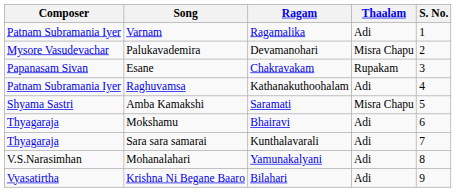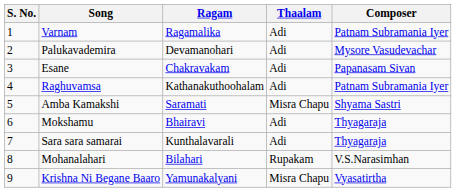columns swapped: (434, 13) <-> (64, 13)
(384, 50) Misra Chapu -> (278, 50) Adi
(376, 68) Rupakam -> (278, 68) Adi
(286, 159) Yamunakalyani -> (184, 159) Bilahari
(363, 159) Adi -> (291, 159) Rupakam
(269, 178) Bilahari -> (201, 178) Yamunakalyani
(363, 178) Adi -> (299, 178) Misra Chapu
